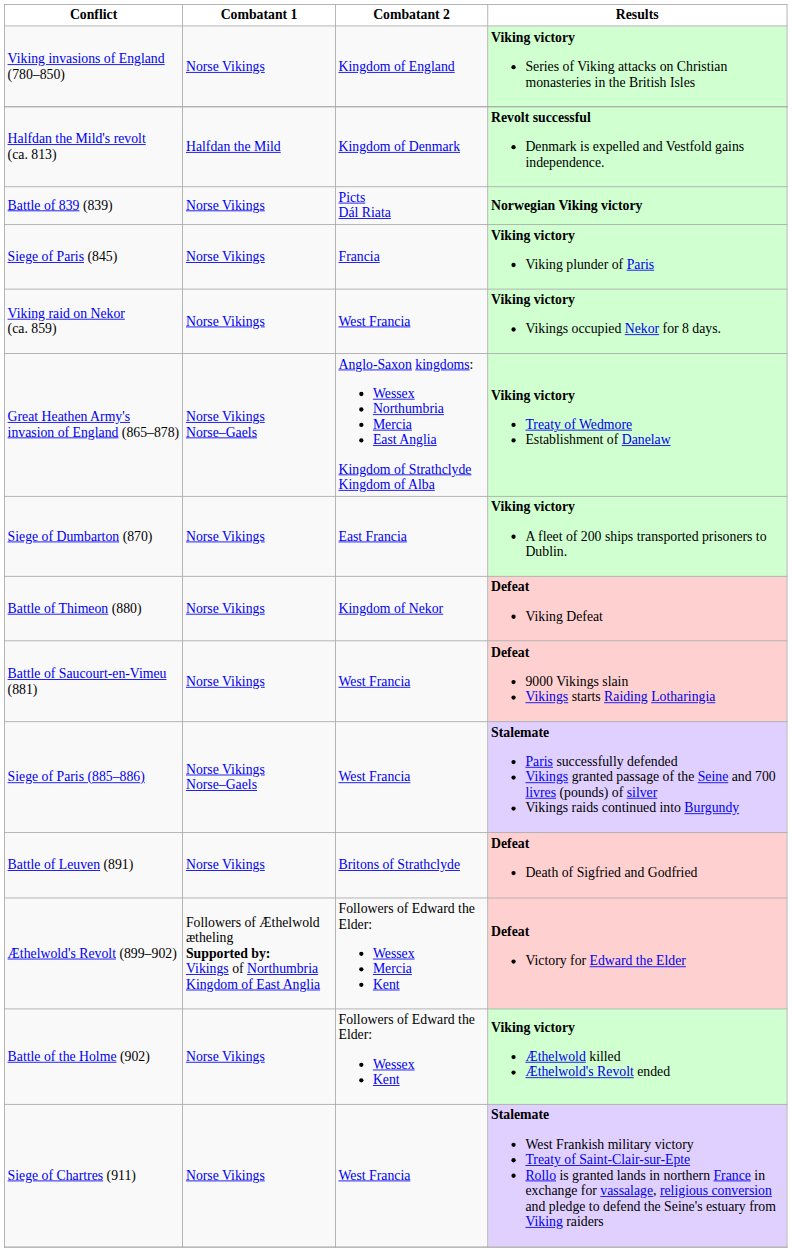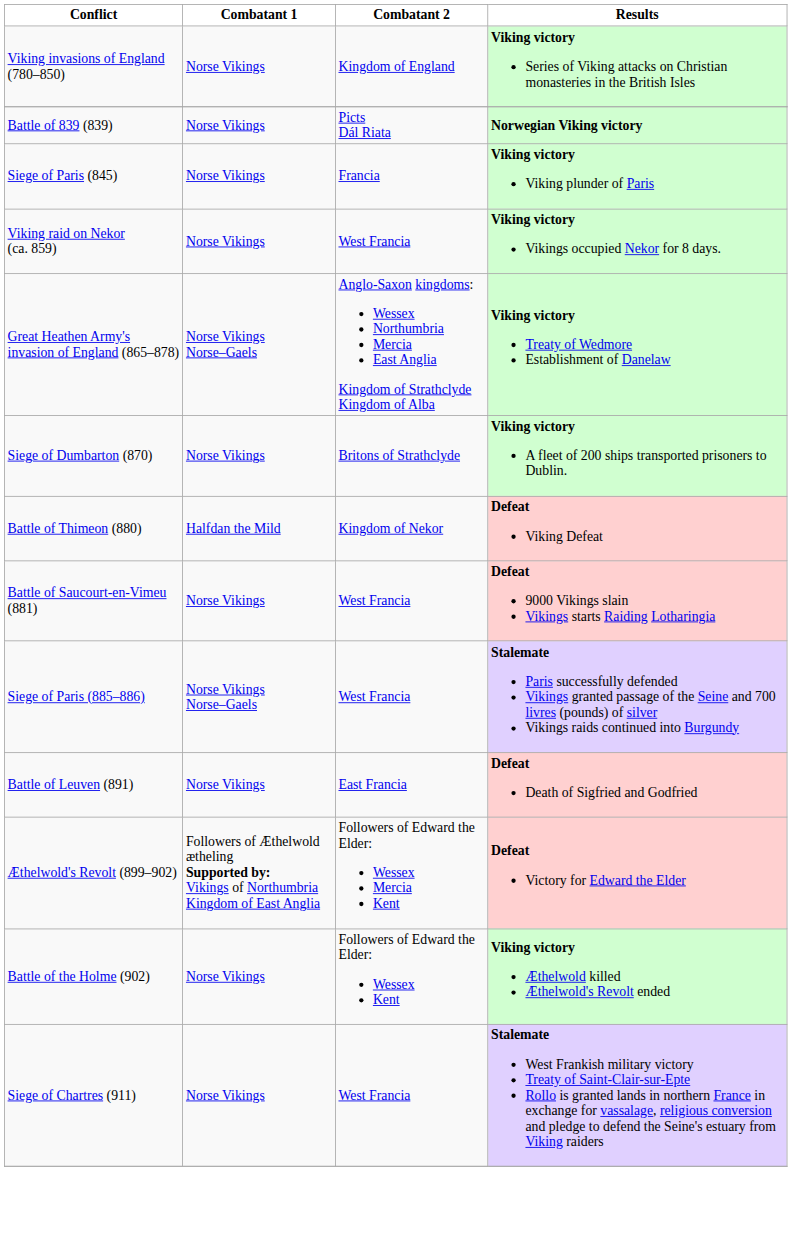- row: (77, 146)
(373, 536) East Francia -> (399, 455) Britons of Strathclyde
(225, 608) Norse Vikings -> (233, 528) Halfdan the Mild
(399, 865) Britons of Strathclyde -> (373, 784) East Francia
